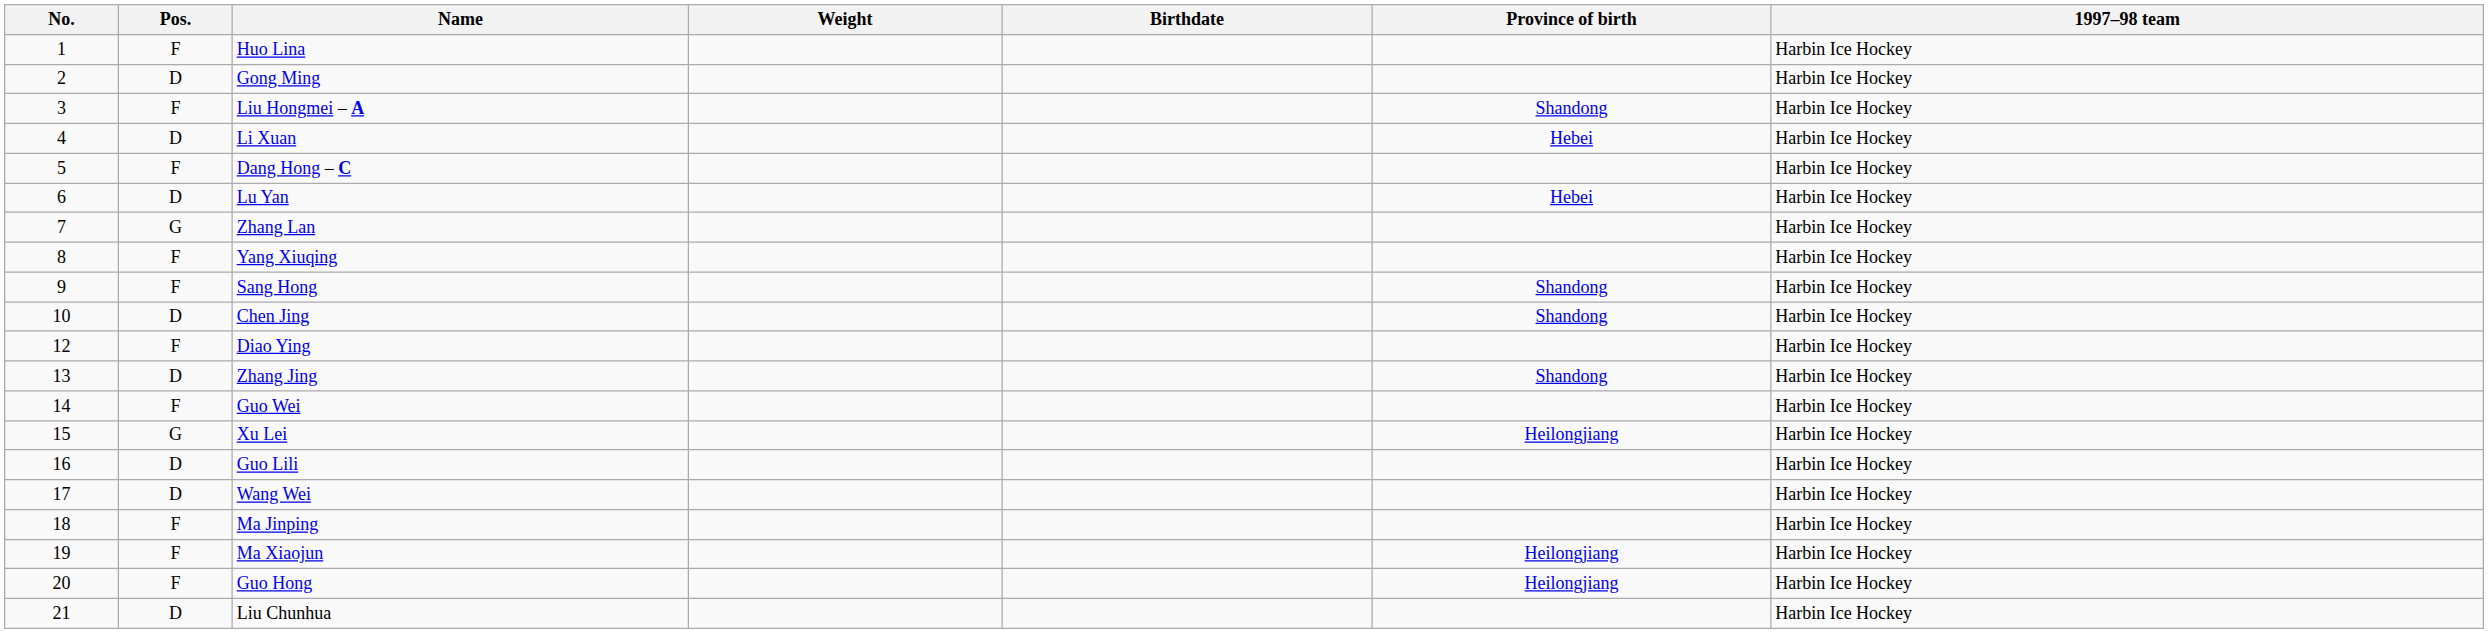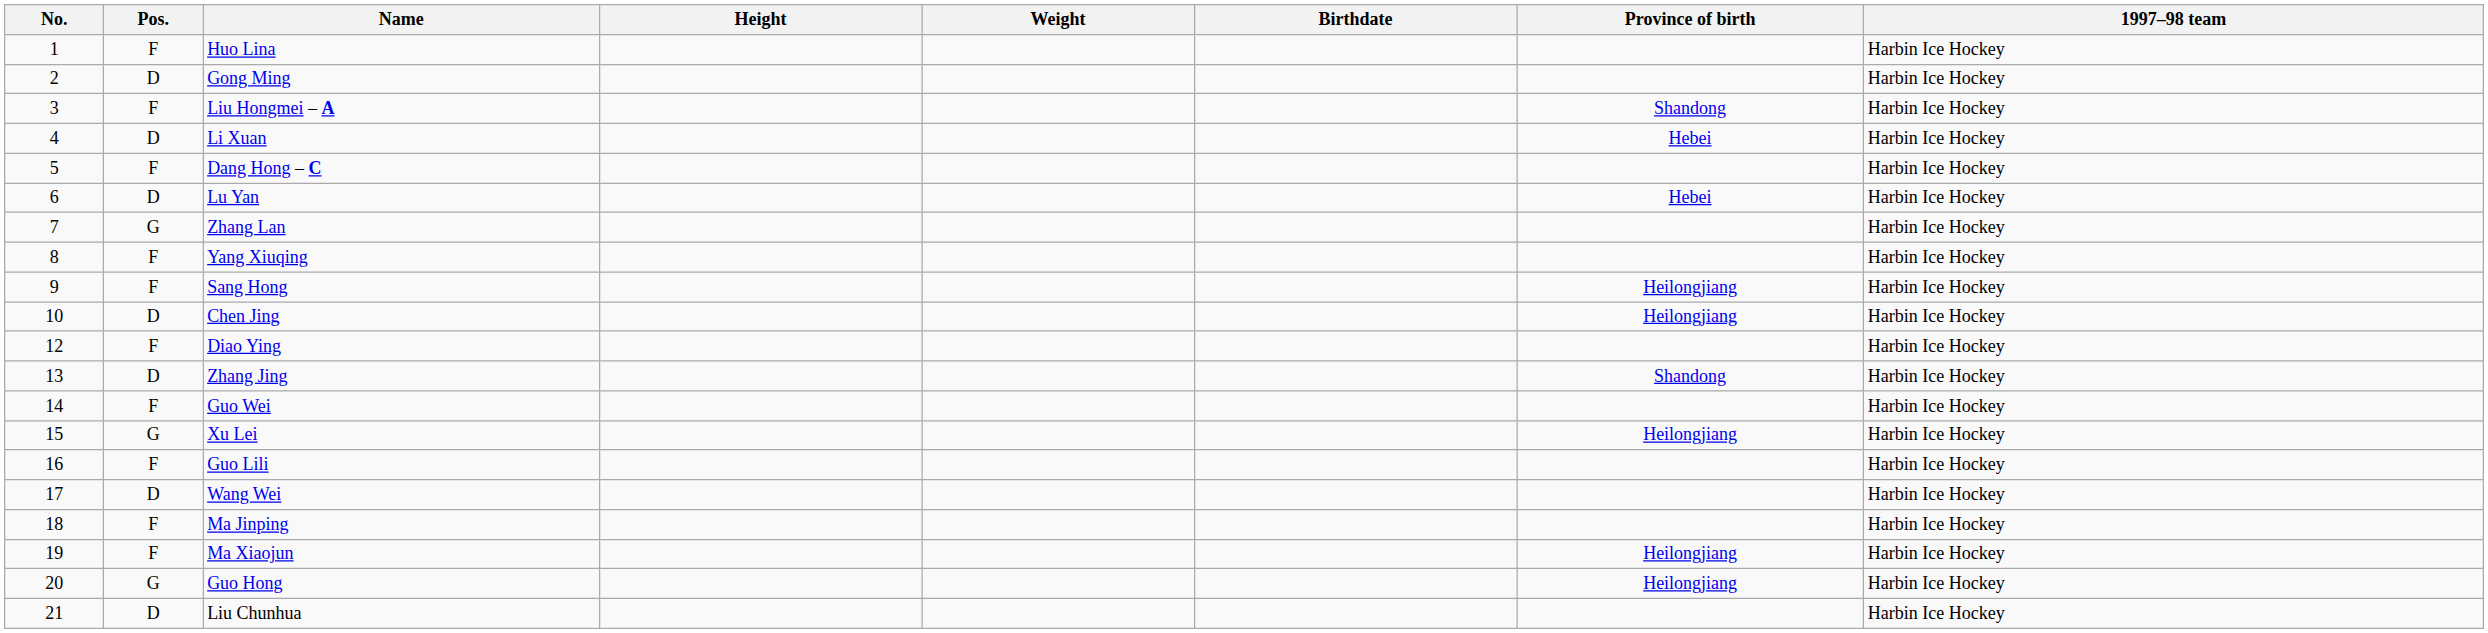+ column: (761, 19)
(1572, 286) Shandong -> (1690, 286) Heilongjiang
(1572, 316) Shandong -> (1690, 316) Heilongjiang
(176, 465) D -> (153, 465) F
(176, 583) F -> (153, 583) G
